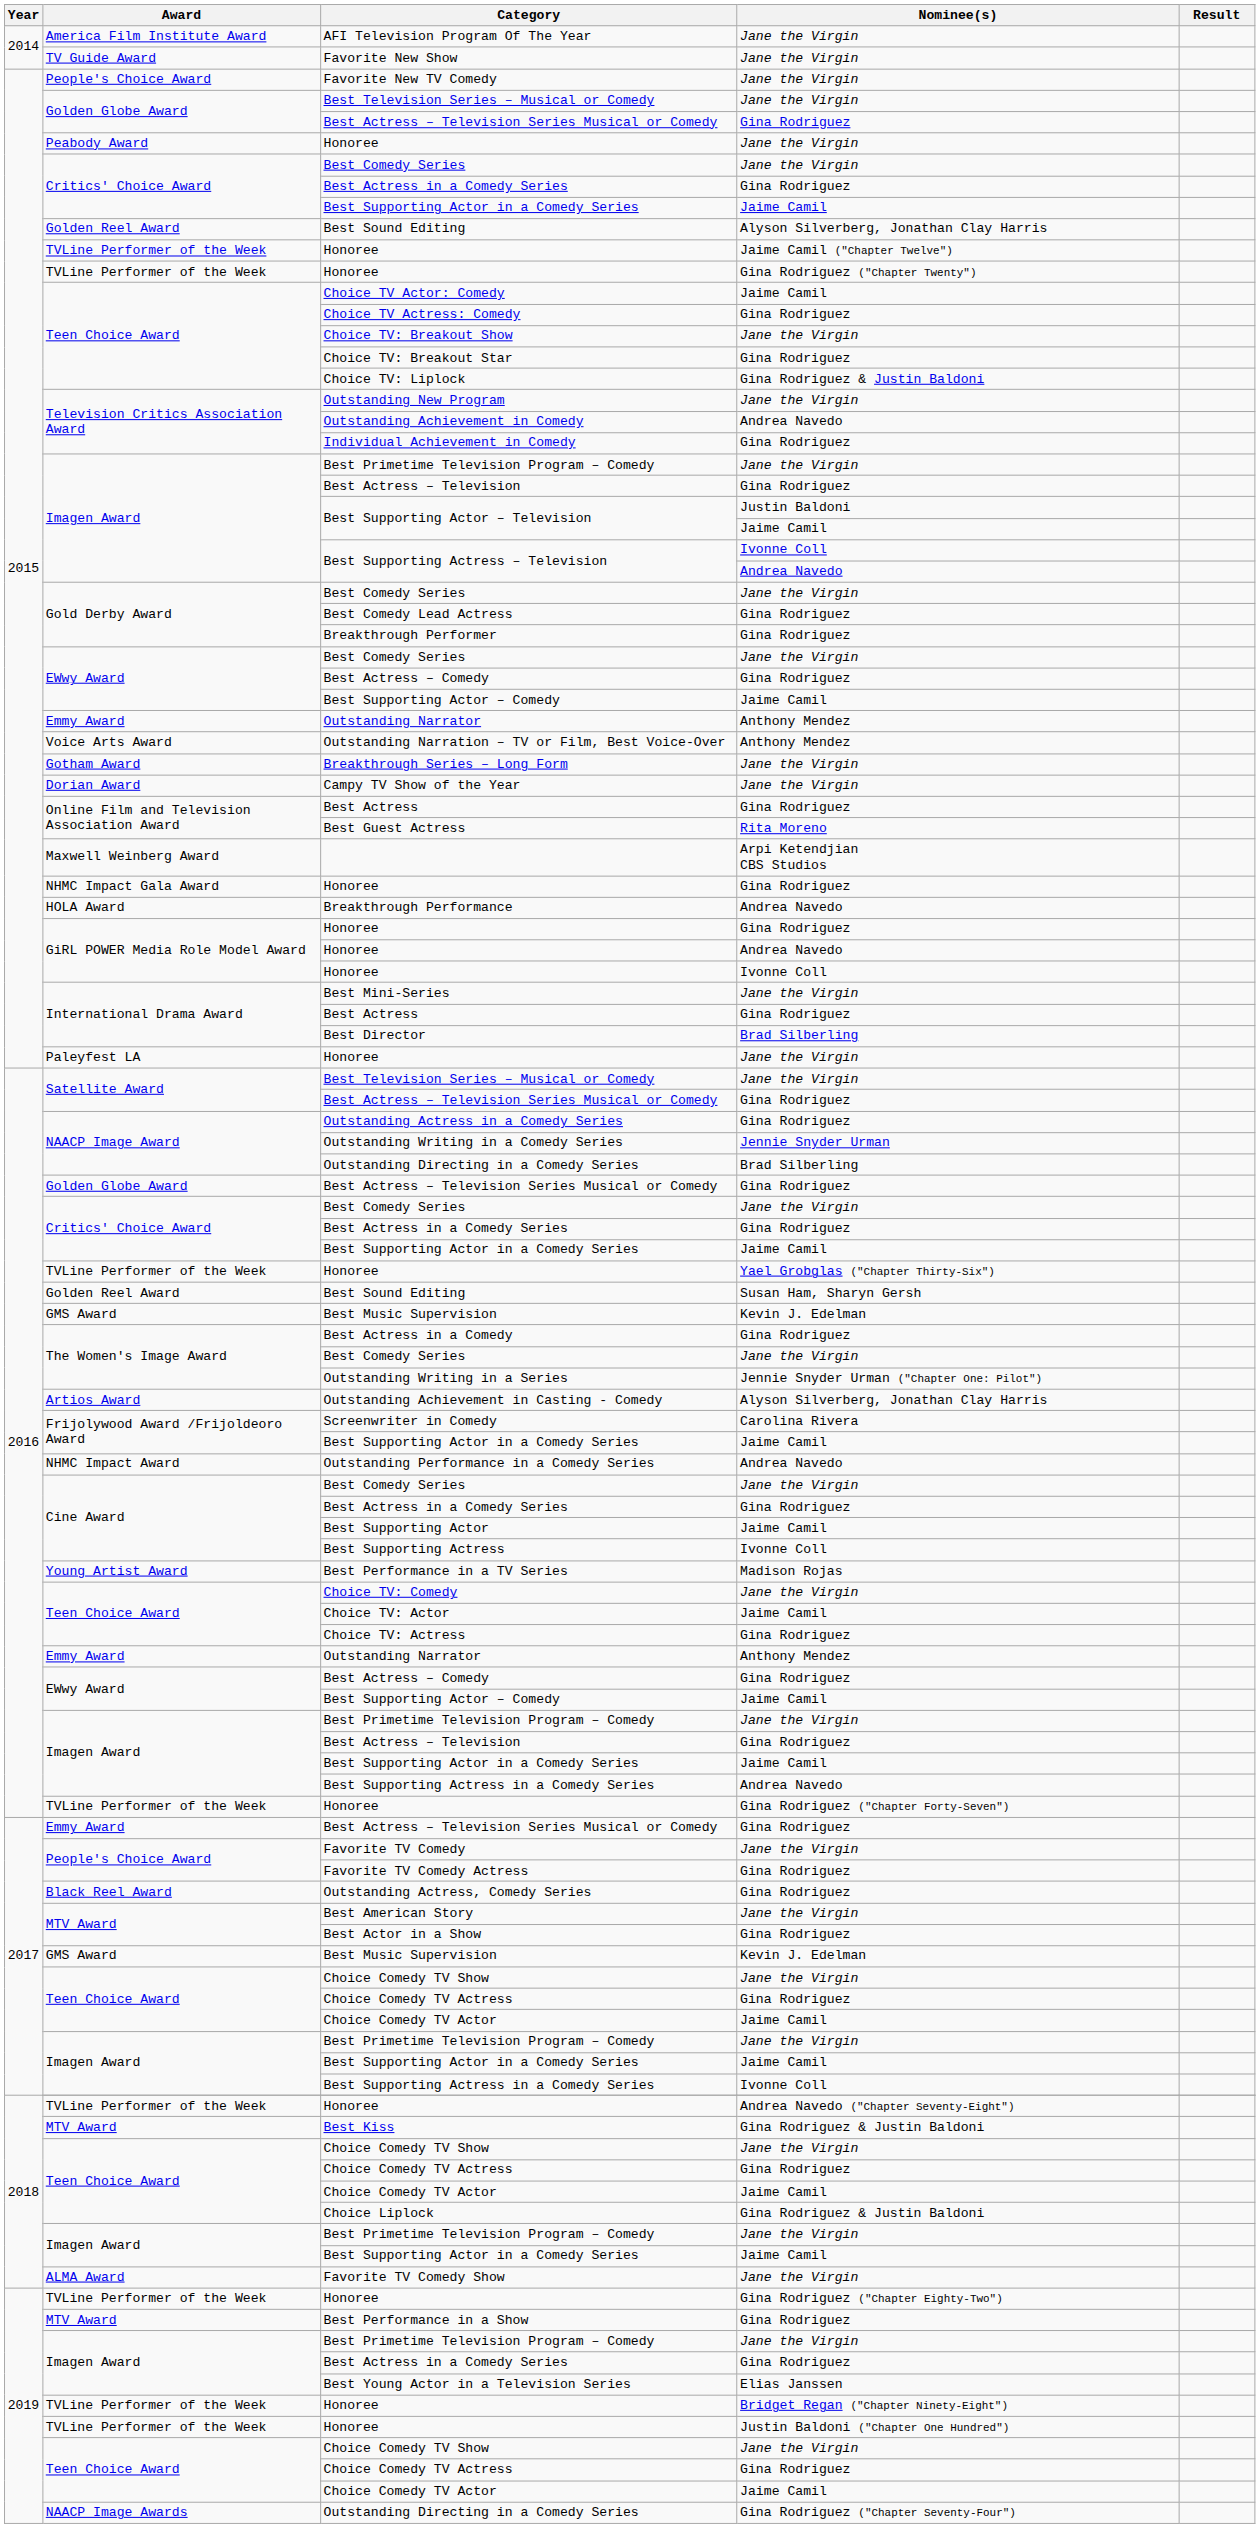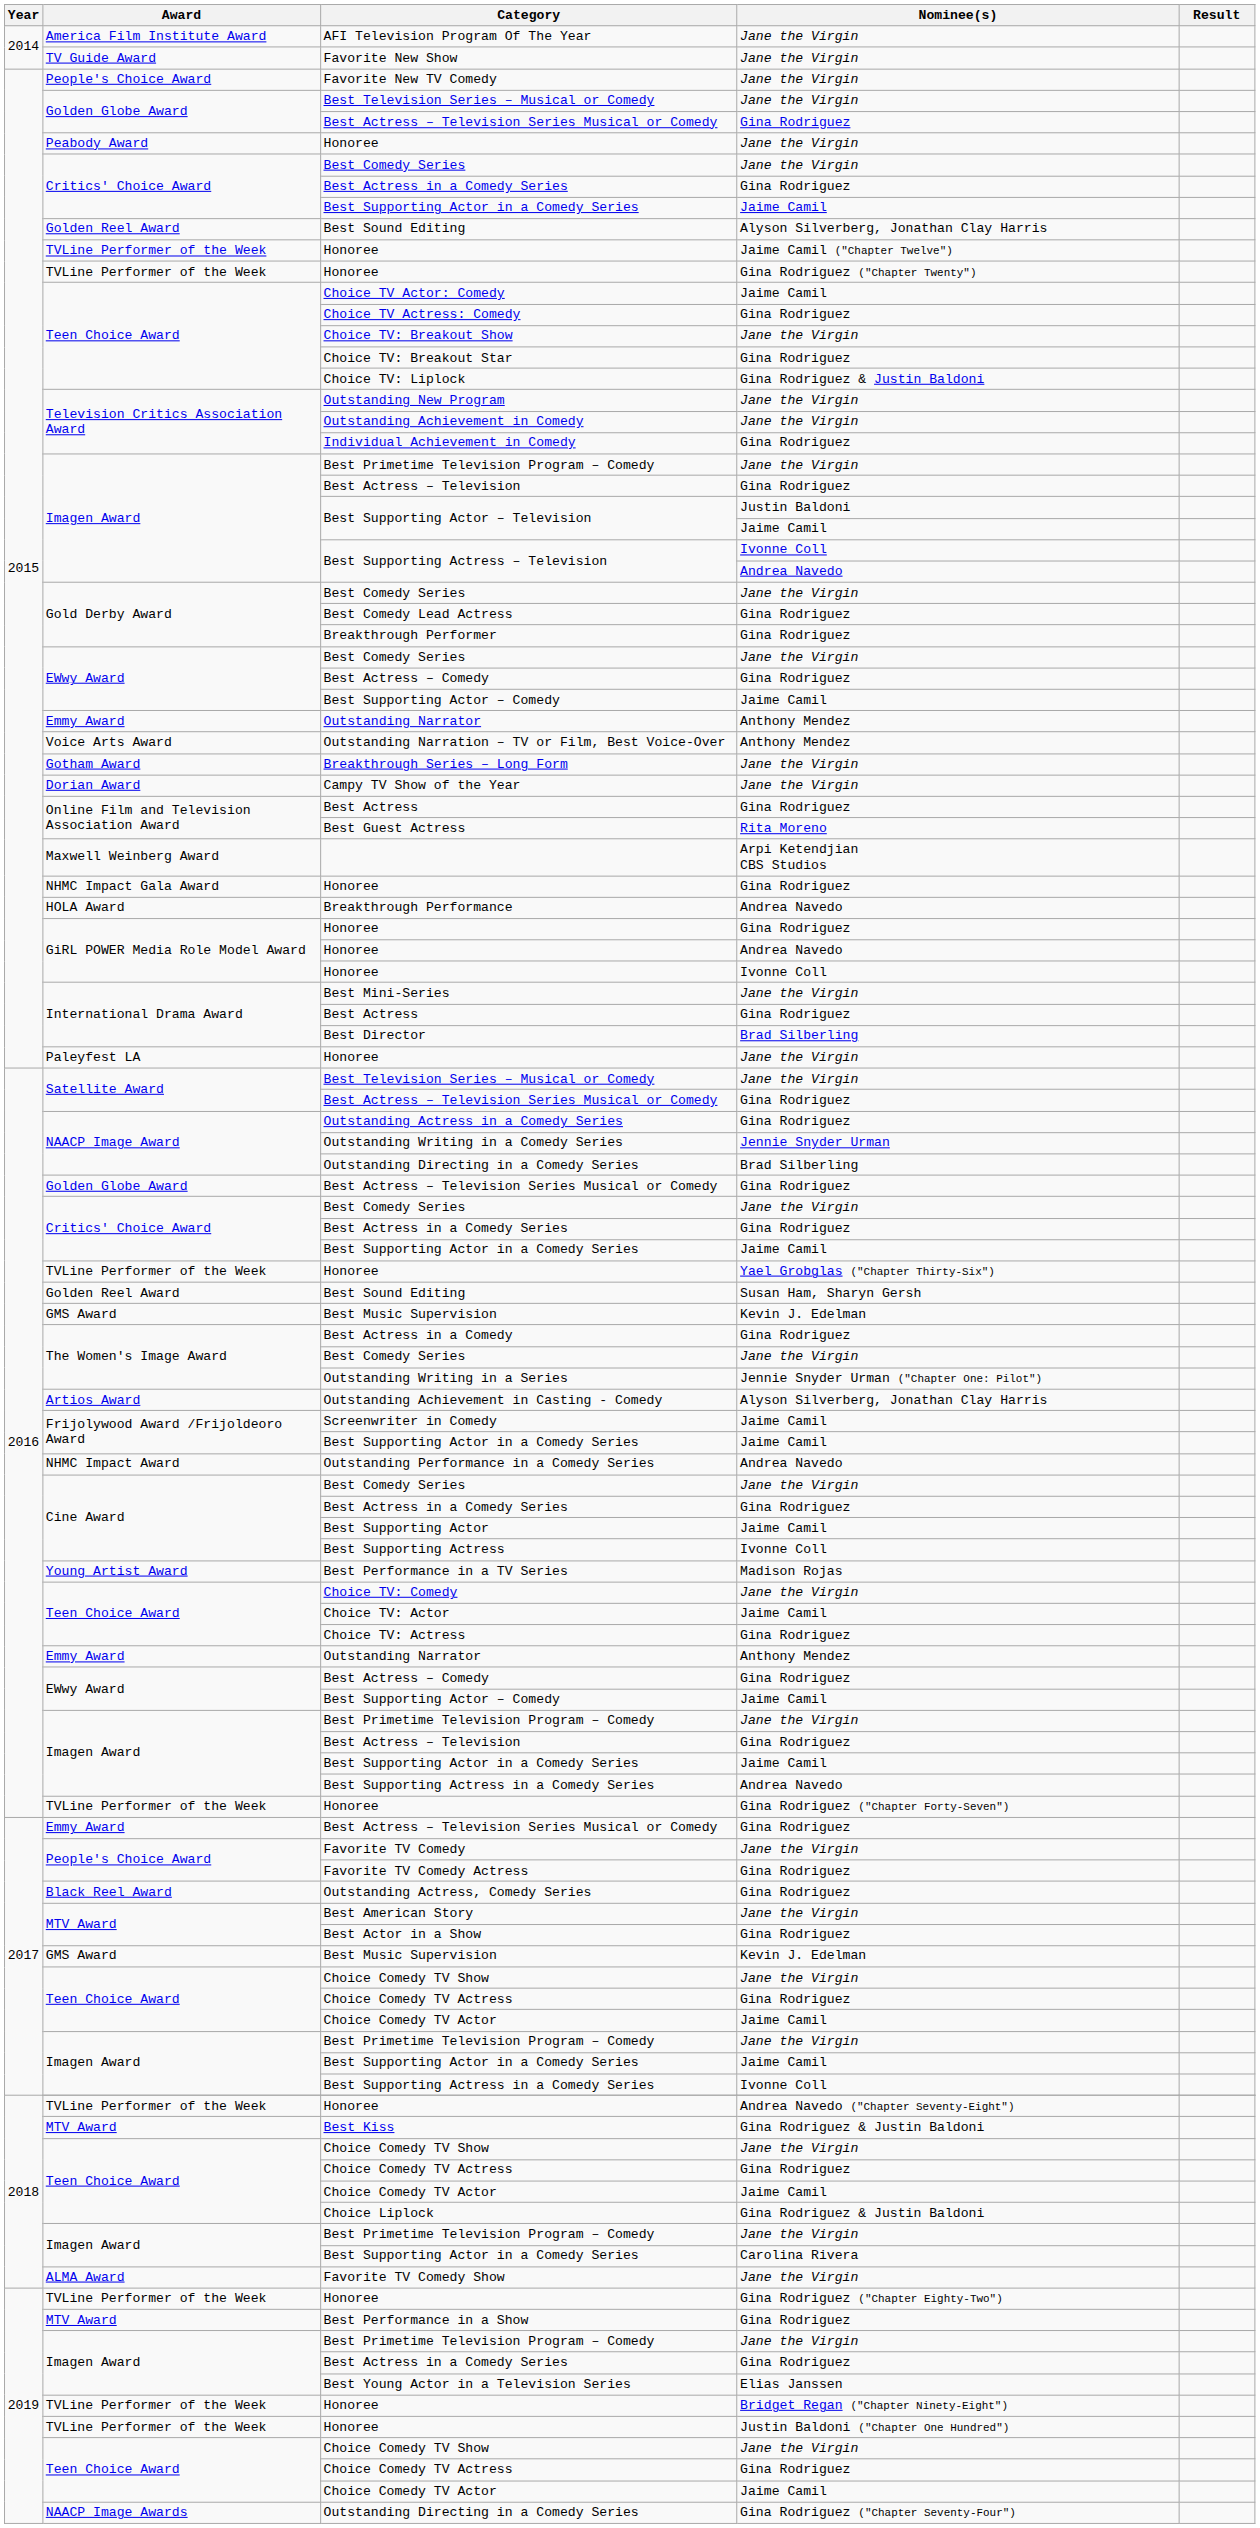(791, 422) Andrea Navedo -> (799, 422) Jane the Virgin
(799, 1421) Carolina Rivera -> (783, 1421) Jaime Camil
(783, 2256) Jaime Camil -> (799, 2256) Carolina Rivera
